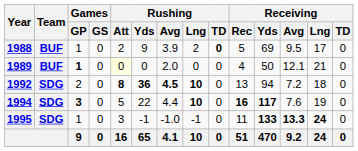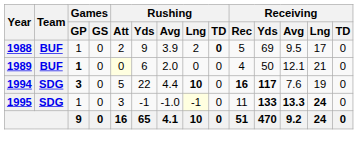(144, 66) 0 -> (144, 66) 6
- row: (19, 84)
(196, 119) no background -> (196, 102) lightyellow background
